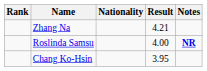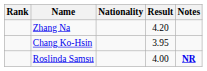(160, 27) 4.21 -> (160, 27) 4.20
rows swapped: (63, 43) <-> (63, 59)
